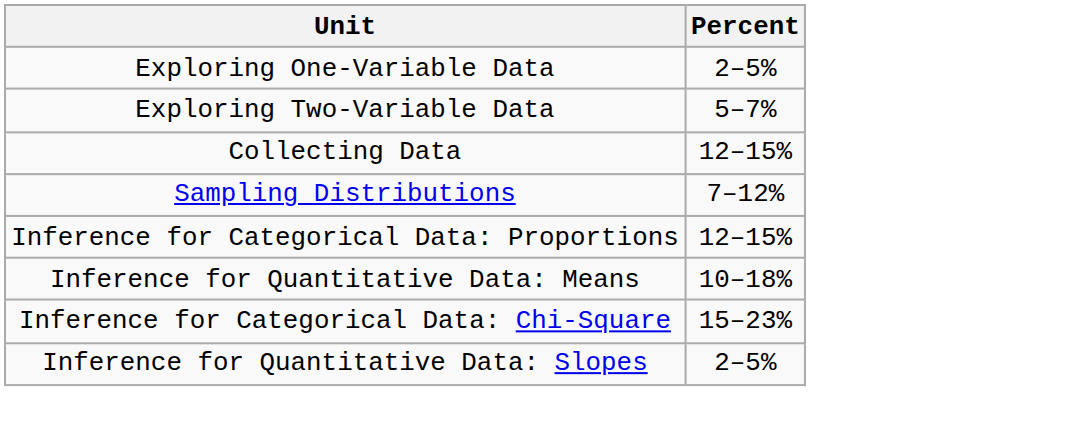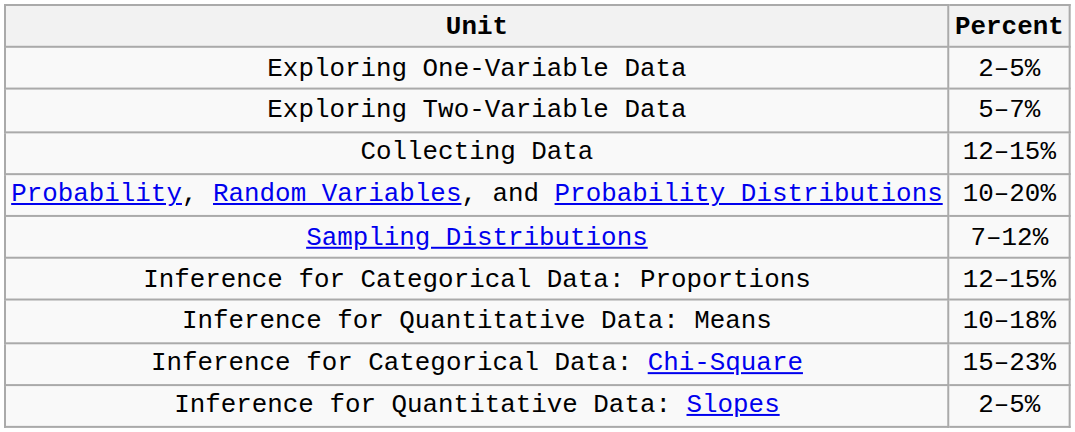+ row: (477, 195)
